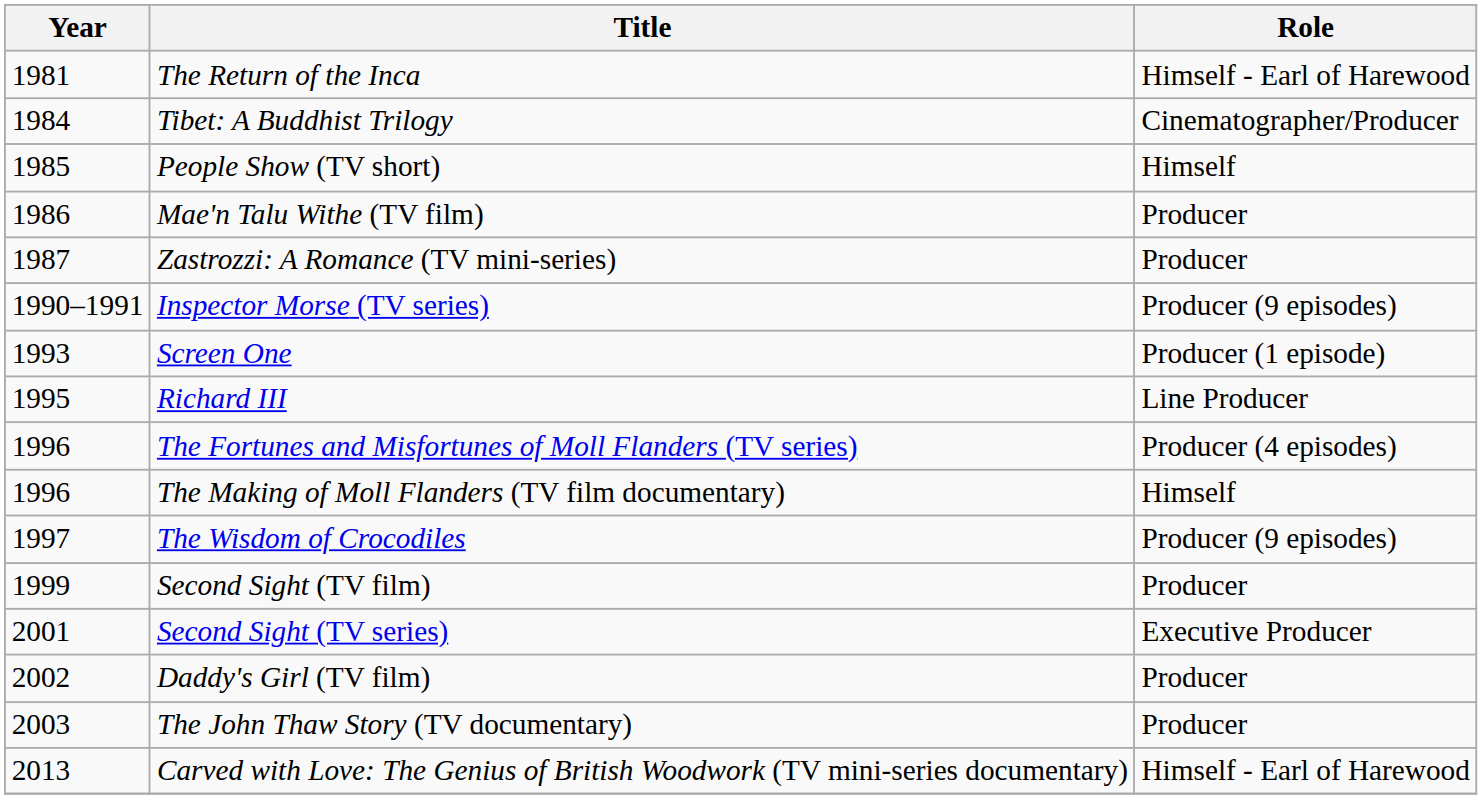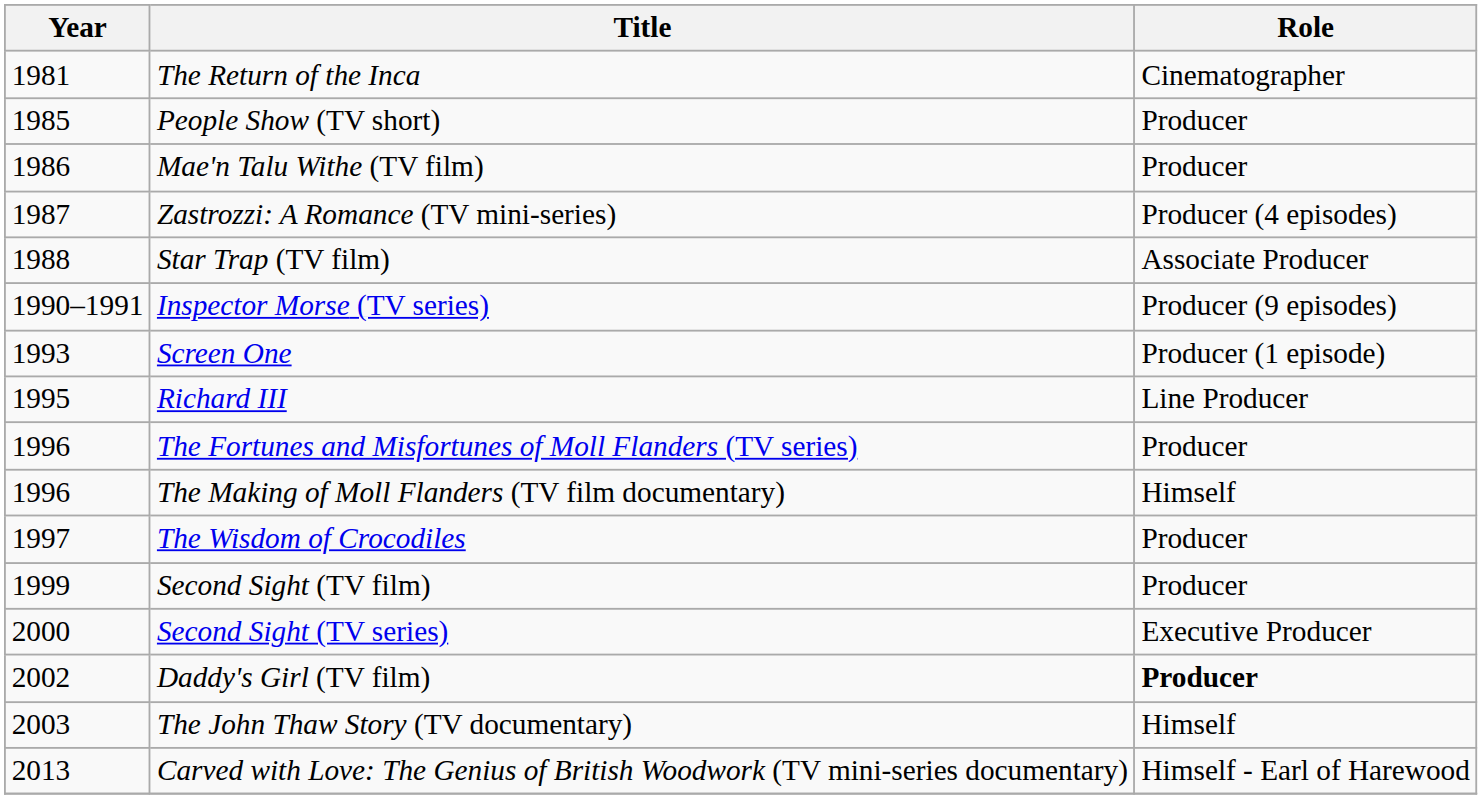(1306, 74) Himself - Earl of Harewood -> (1243, 74) Cinematographer
- row: (305, 120)
(1189, 167) Himself -> (1194, 120) Producer
(1194, 259) Producer -> (1269, 213) Producer (4 episodes)
+ row: (273, 259)
(1269, 445) Producer (4 episodes) -> (1194, 445) Producer
(1269, 538) Producer (9 episodes) -> (1194, 538) Producer
(41, 631) 2001 -> (41, 631) 2000
(1194, 677) normal -> (1200, 677) bold
(1194, 724) Producer -> (1189, 724) Himself
